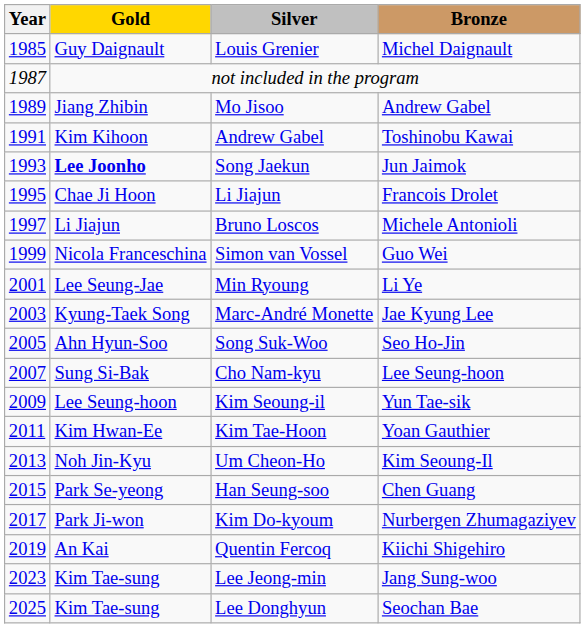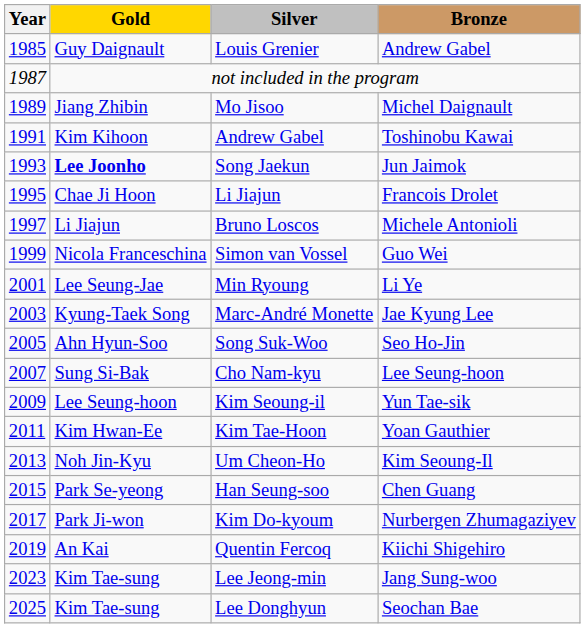(447, 48) Michel Daignault -> (436, 48) Andrew Gabel
(436, 107) Andrew Gabel -> (447, 107) Michel Daignault
